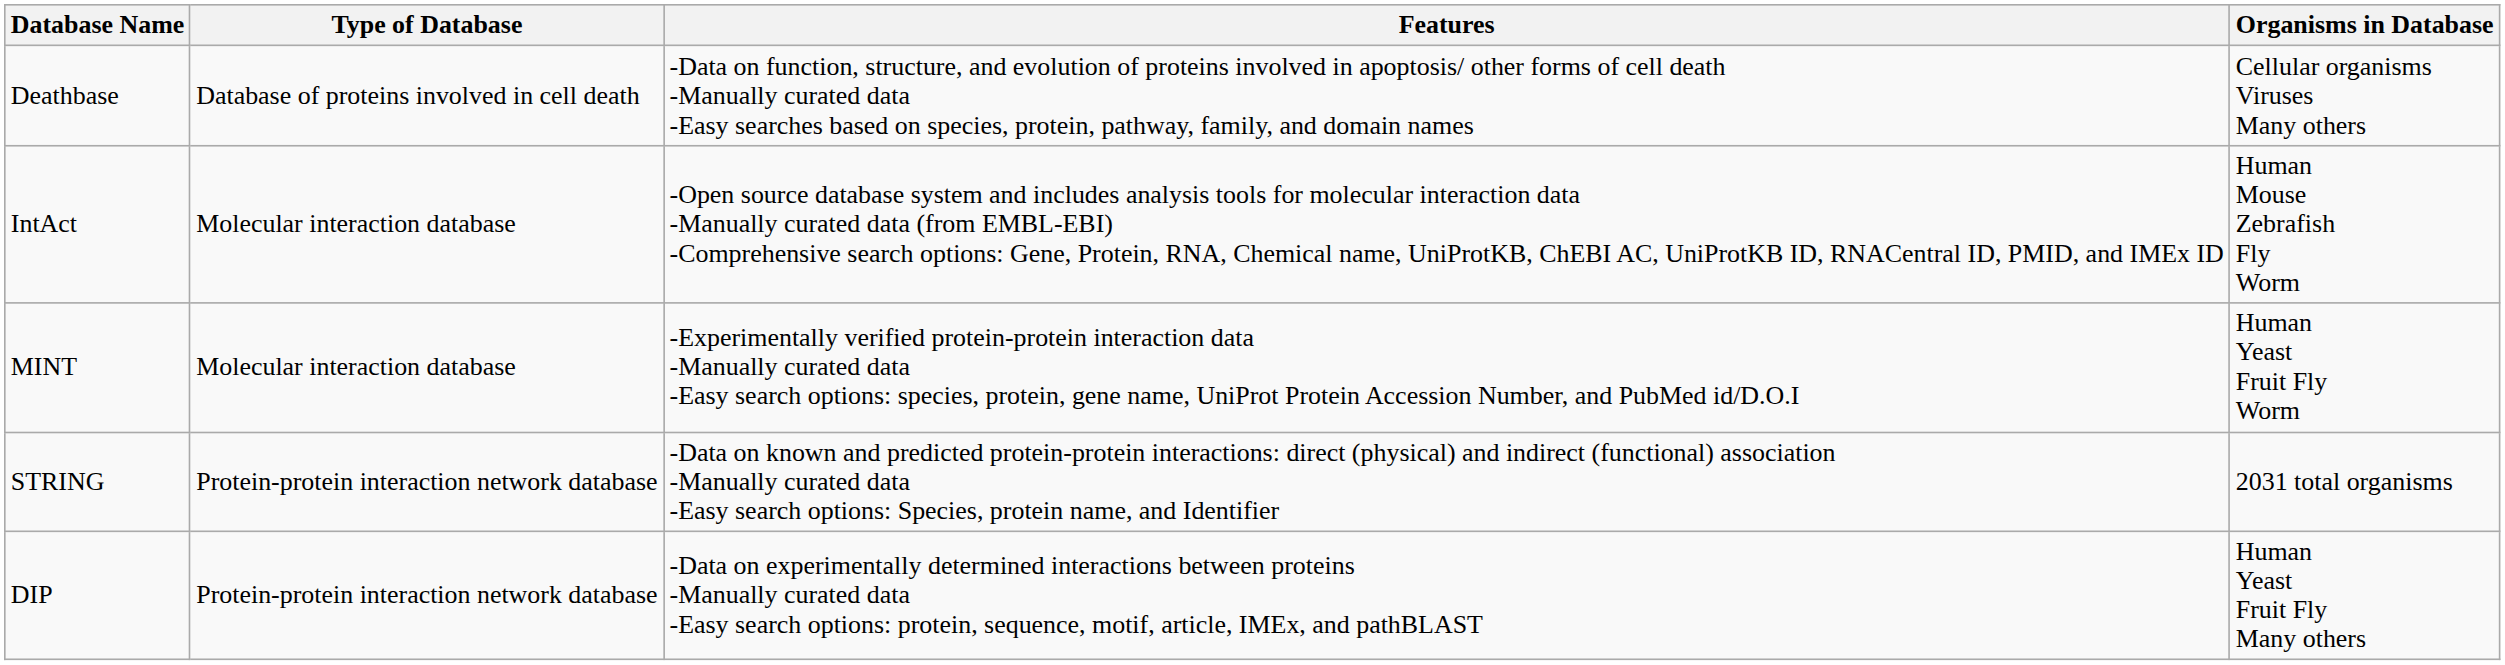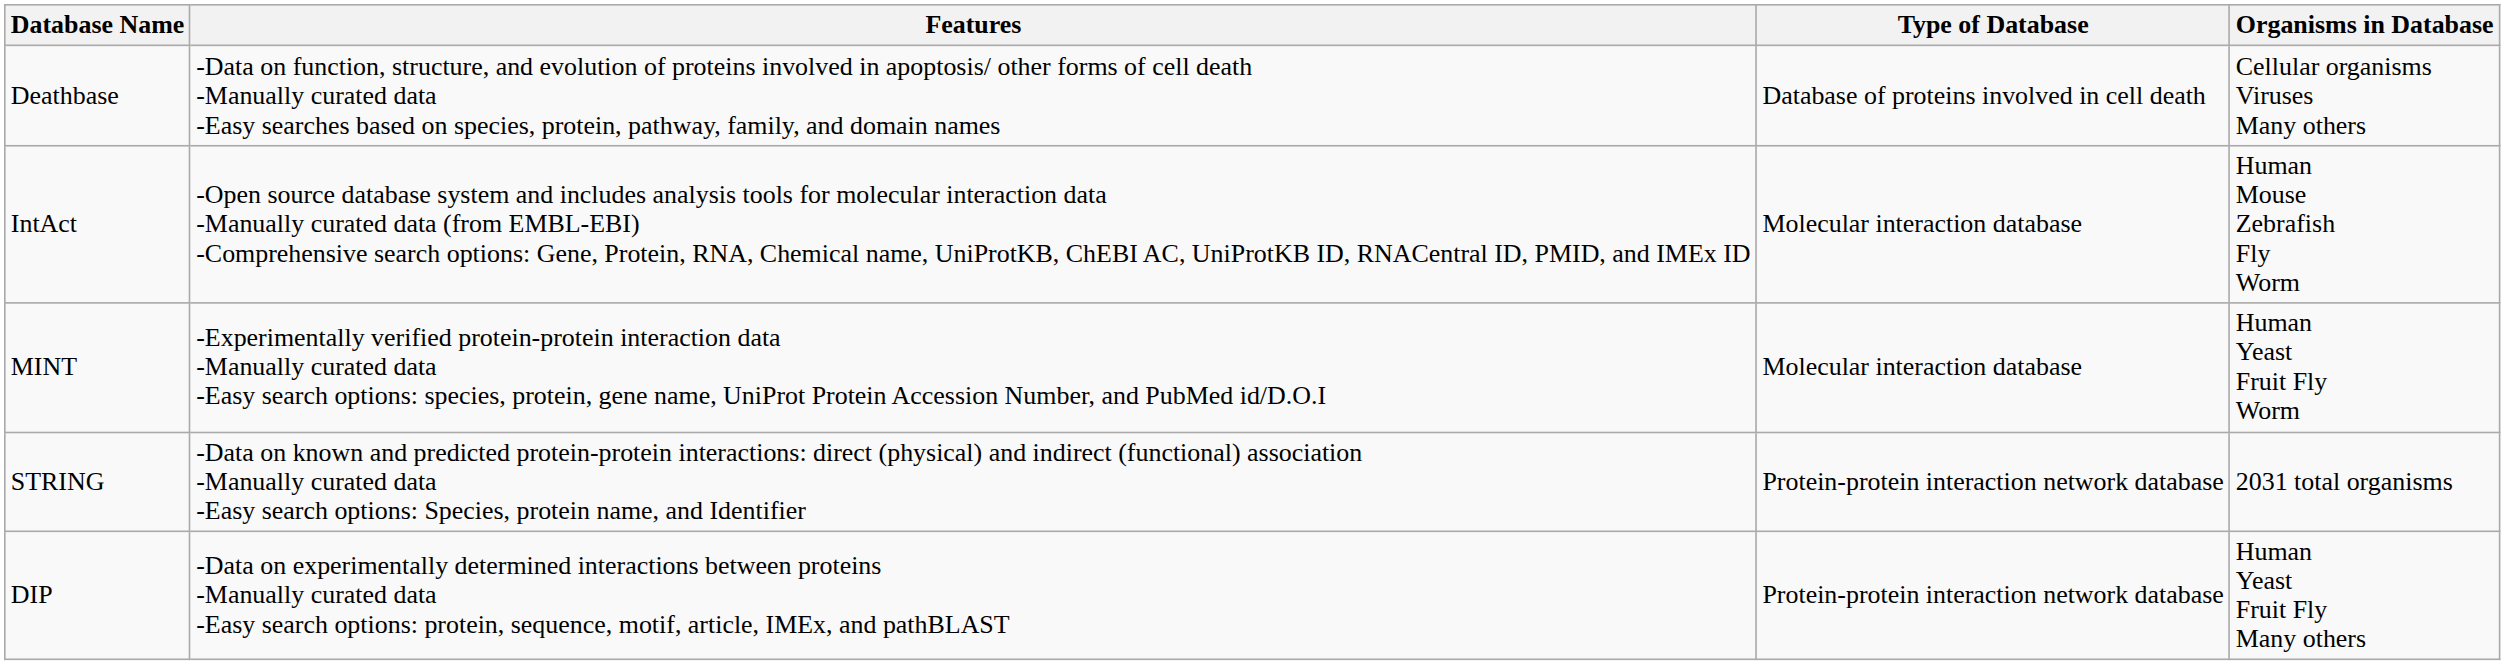columns swapped: (427, 25) <-> (1447, 25)
